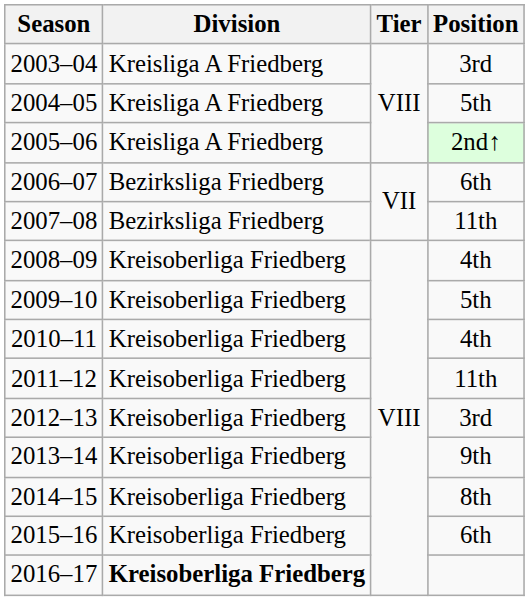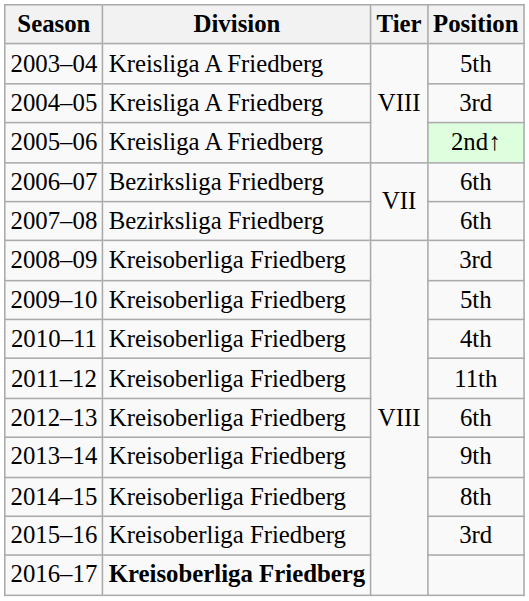(476, 63) 3rd -> (476, 63) 5th
(476, 102) 5th -> (476, 102) 3rd
(476, 220) 11th -> (476, 220) 6th
(476, 260) 4th -> (476, 260) 3rd
(476, 417) 3rd -> (476, 417) 6th
(476, 535) 6th -> (476, 535) 3rd
